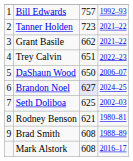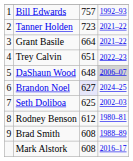(88, 42) 662 -> (88, 42) 664
(88, 73) 650 -> (88, 73) 648
(113, 73) no background -> (113, 73) lightgrey background
(88, 118) 621 -> (88, 118) 612
